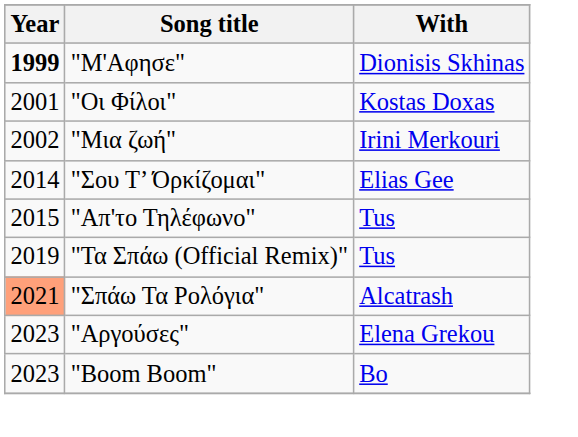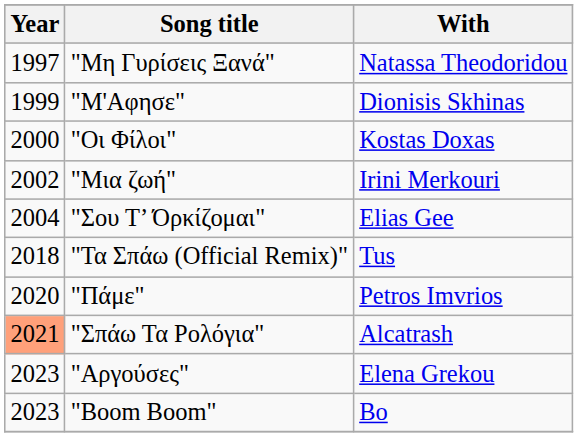+ row: (173, 62)
(35, 62) bold -> (35, 101) normal
(35, 101) 2001 -> (35, 140) 2000
(35, 179) 2014 -> (35, 218) 2004
- row: (163, 218)
(35, 256) 2019 -> (35, 256) 2018
+ row: (108, 295)
